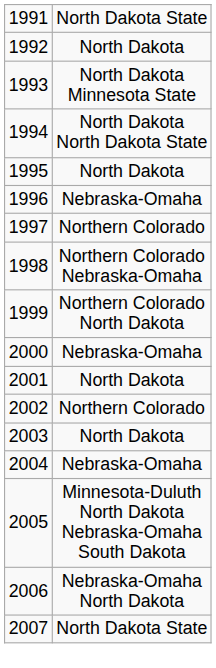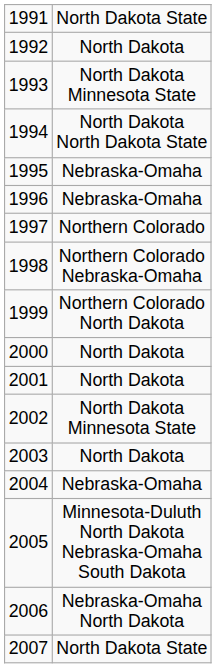(132, 171) North Dakota -> (132, 171) Nebraska-Omaha
(132, 351) Nebraska-Omaha -> (132, 351) North Dakota
(132, 408) Northern Colorado -> (132, 418) North Dakota Minnesota State
